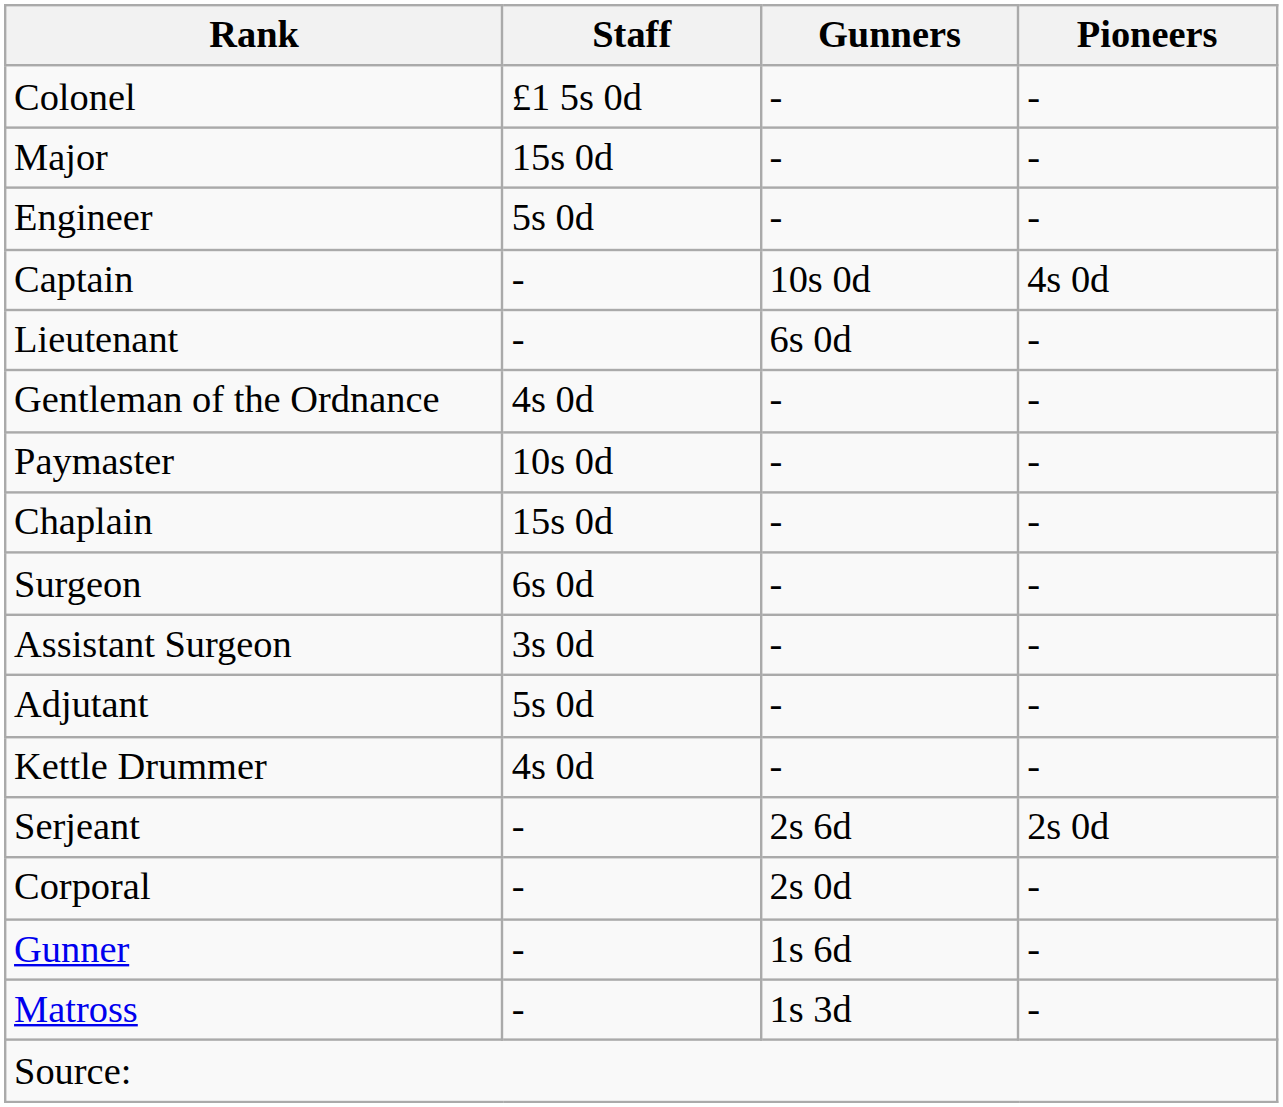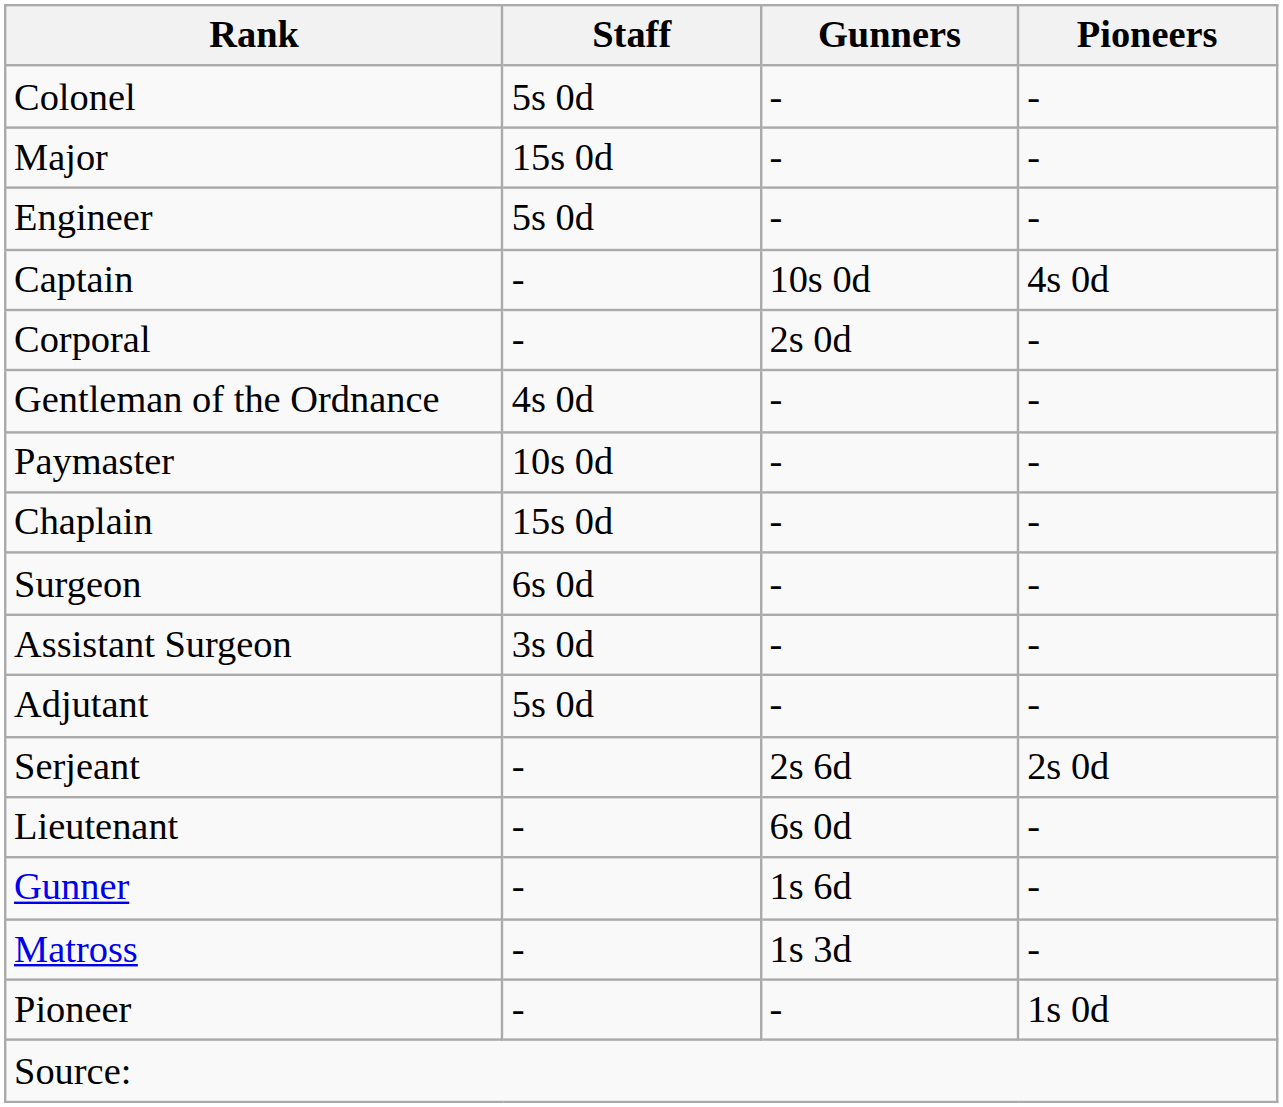(577, 95) £1 5s 0d -> (553, 95) 5s 0d
rows swapped: (96, 339) <-> (82, 887)
- row: (140, 765)
+ row: (73, 1009)
